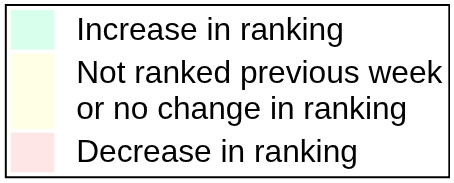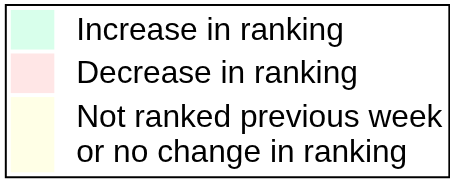rows swapped: (217, 152) <-> (259, 90)
